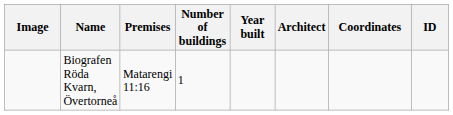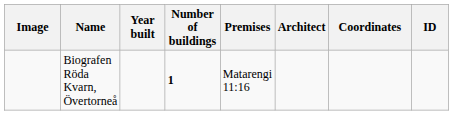columns swapped: (148, 27) <-> (252, 27)
(181, 80) normal -> (171, 80) bold
